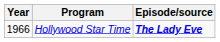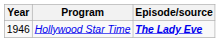(18, 29) 1966 -> (18, 29) 1946
